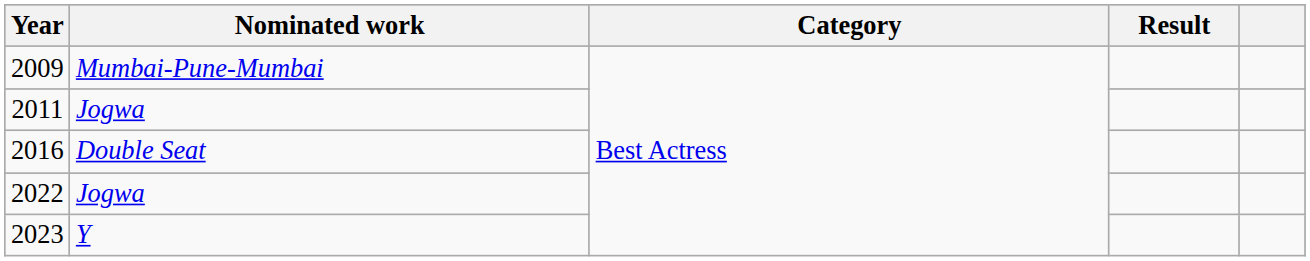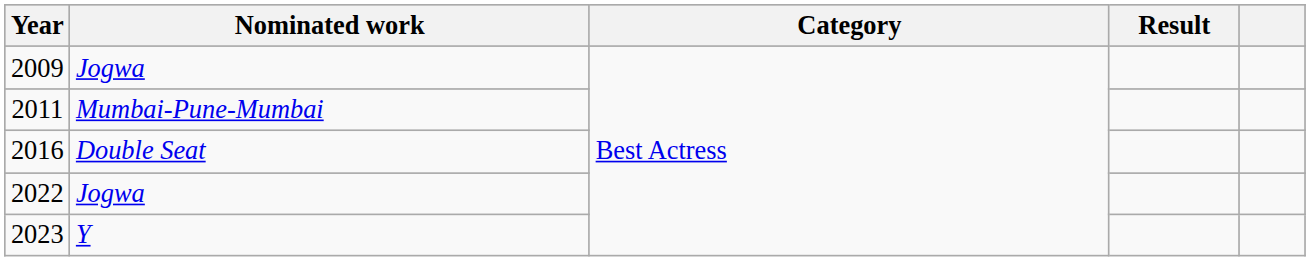(200, 67) Mumbai-Pune-Mumbai -> (110, 67) Jogwa
(110, 109) Jogwa -> (200, 109) Mumbai-Pune-Mumbai
